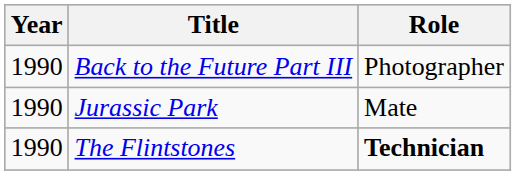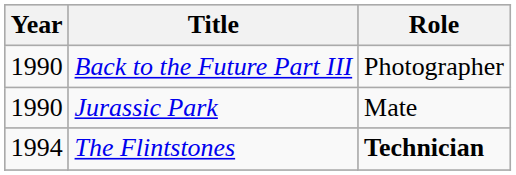(37, 148) 1990 -> (37, 148) 1994
